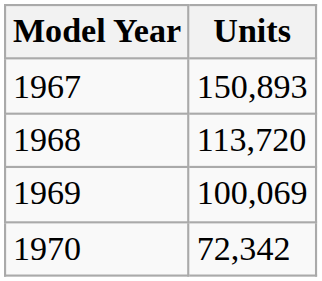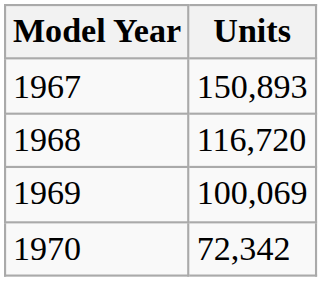(252, 139) 113,720 -> (252, 139) 116,720
